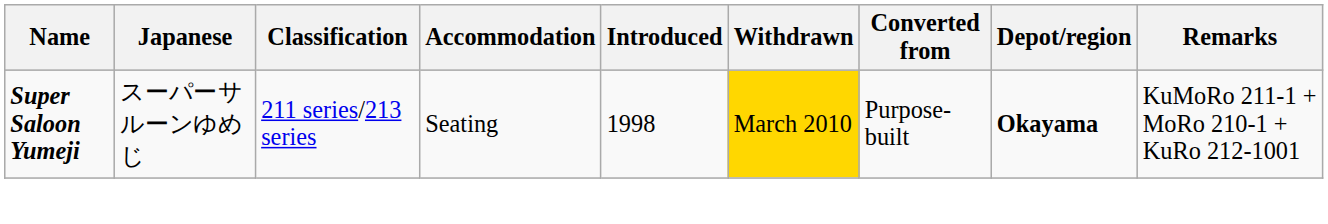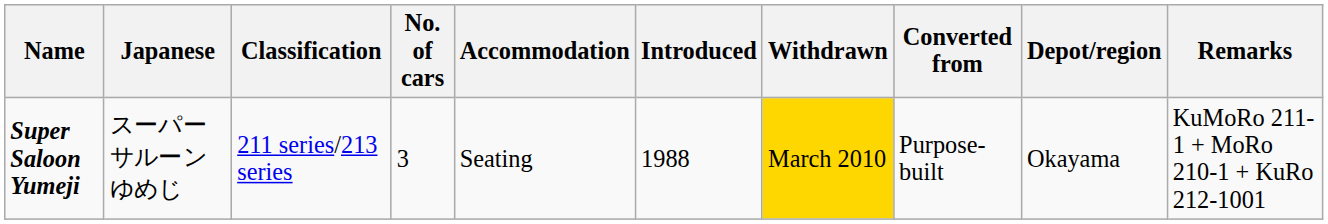+ column: (423, 51)
(631, 123) 1998 -> (665, 158) 1988
(1048, 123) bold -> (1074, 158) normal
